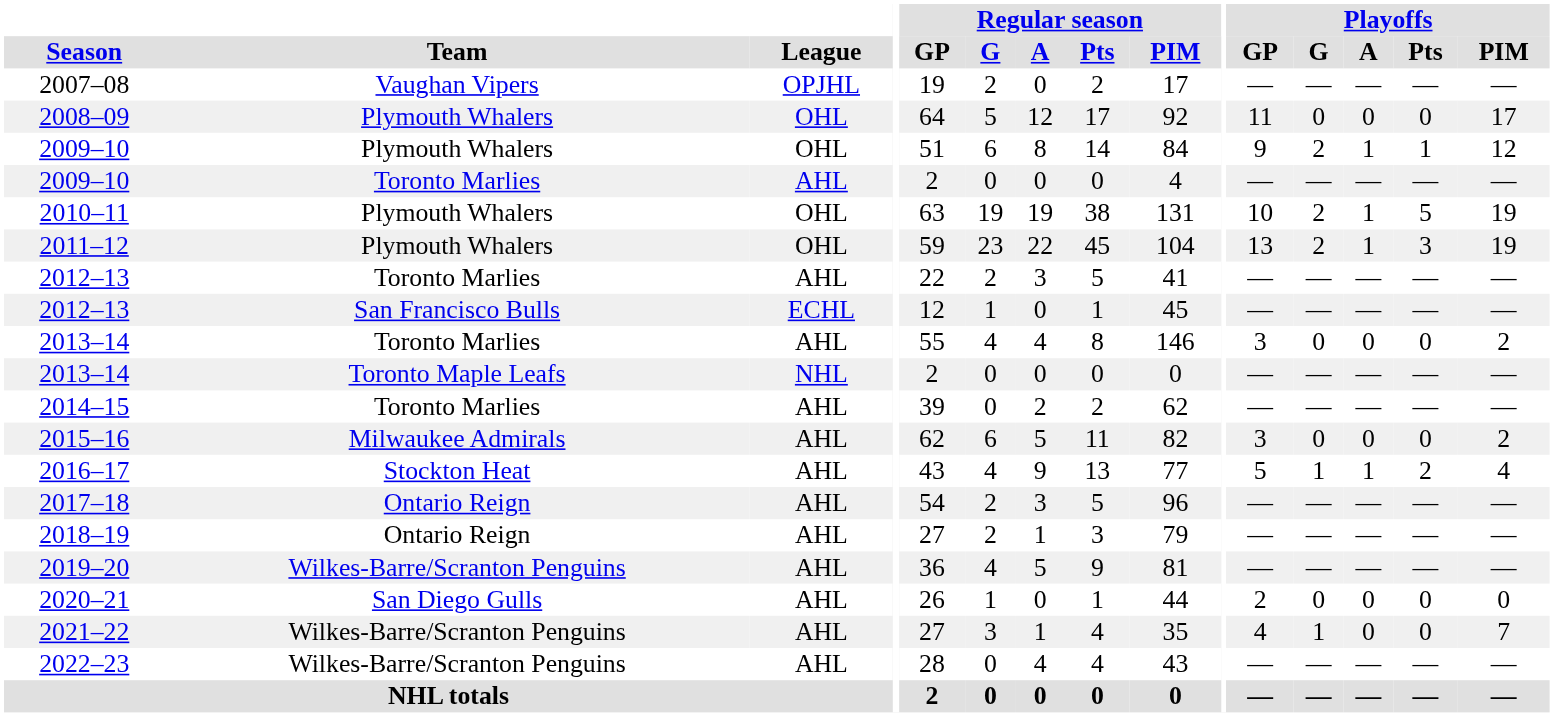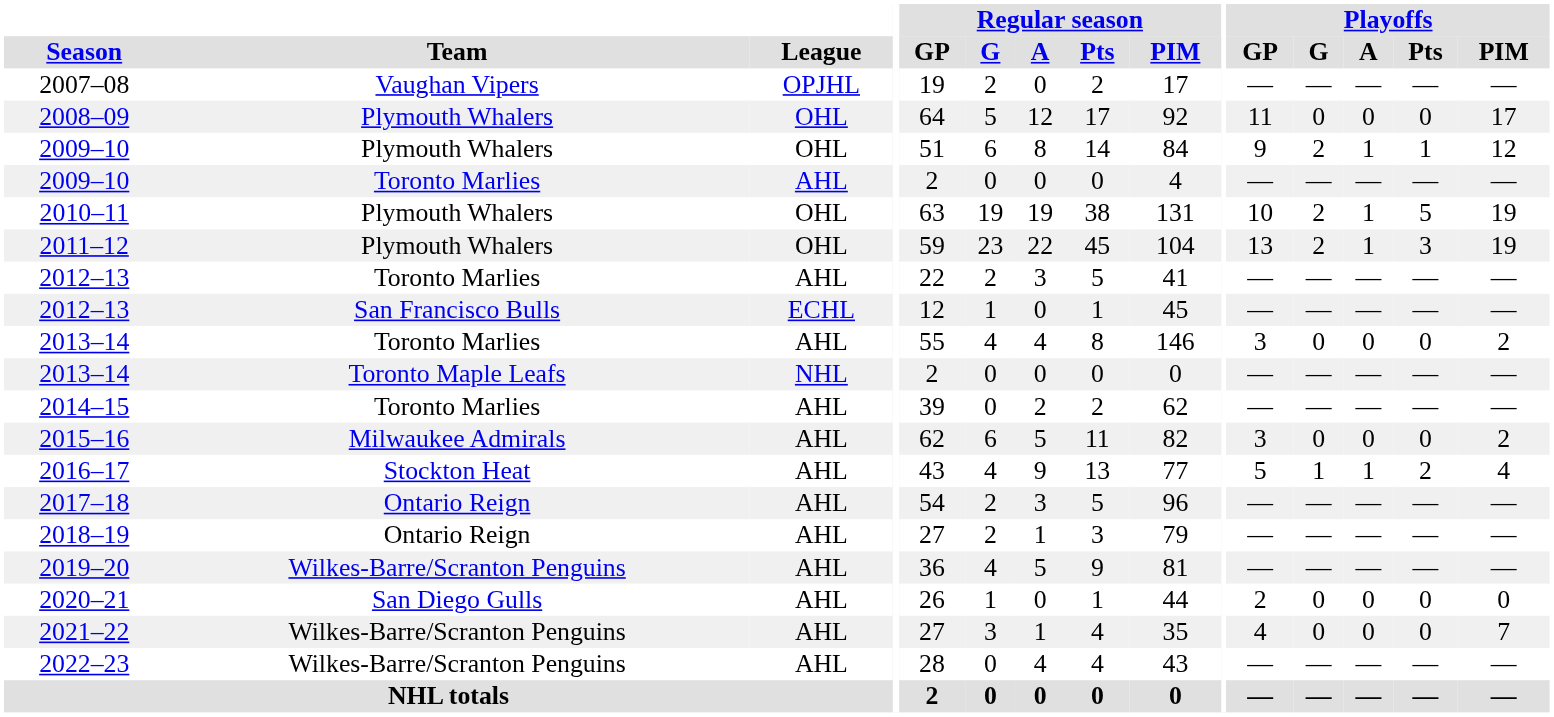(1319, 631) 1 -> (1319, 631) 0
